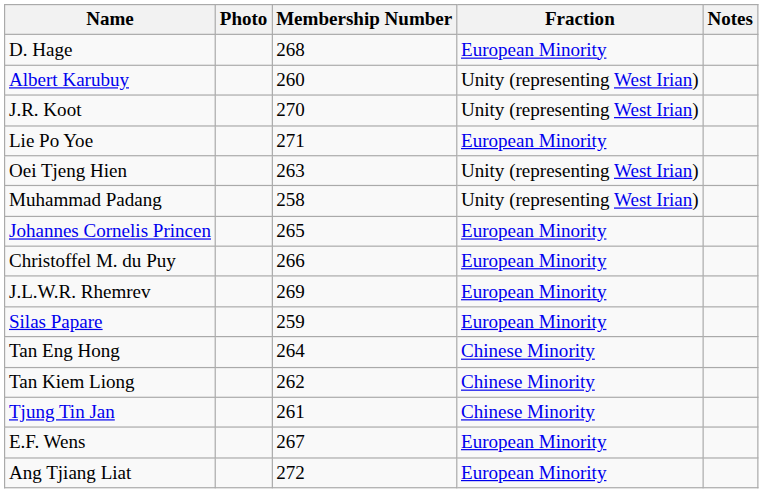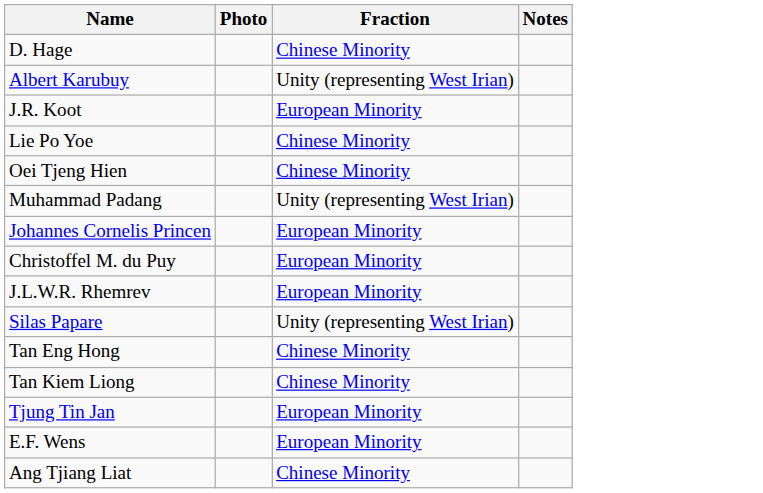- column: (364, 19)
(534, 49) European Minority -> (343, 49) Chinese Minority
(580, 110) Unity (representing West Irian) -> (349, 110) European Minority
(534, 140) European Minority -> (343, 140) Chinese Minority
(580, 170) Unity (representing West Irian) -> (343, 170) Chinese Minority
(534, 321) European Minority -> (395, 321) Unity (representing West Irian)
(528, 412) Chinese Minority -> (349, 412) European Minority
(534, 472) European Minority -> (343, 472) Chinese Minority
